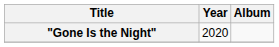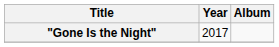(215, 32) 2020 -> (215, 32) 2017
